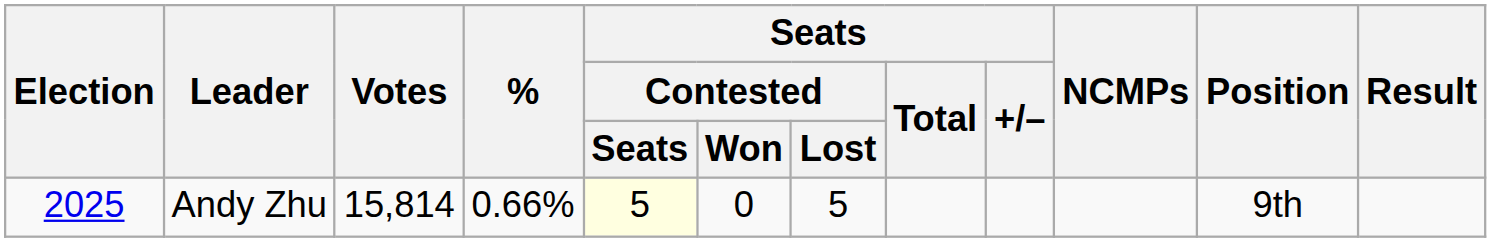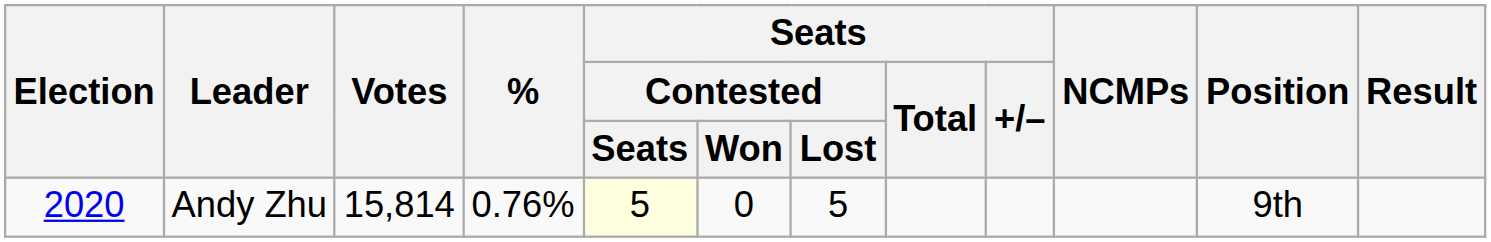(84, 206) 2025 -> (84, 206) 2020
(523, 206) 0.66% -> (523, 206) 0.76%
